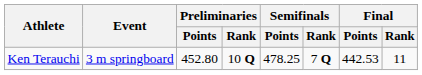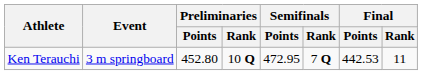(282, 58) 478.25 -> (282, 58) 472.95
